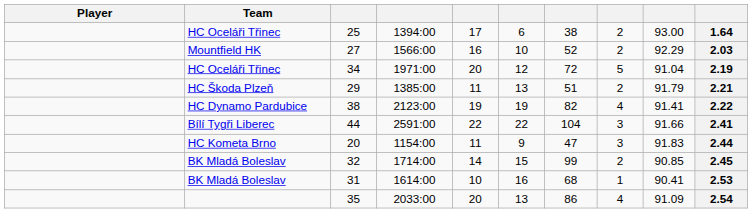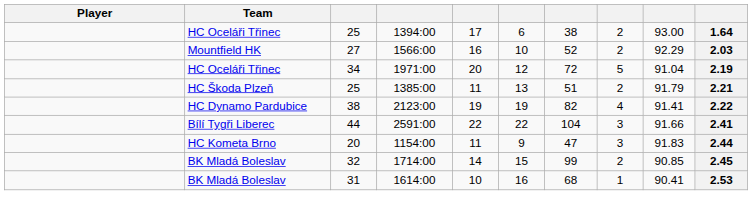(354, 87) 29 -> (354, 87) 25
- row: (414, 198)
